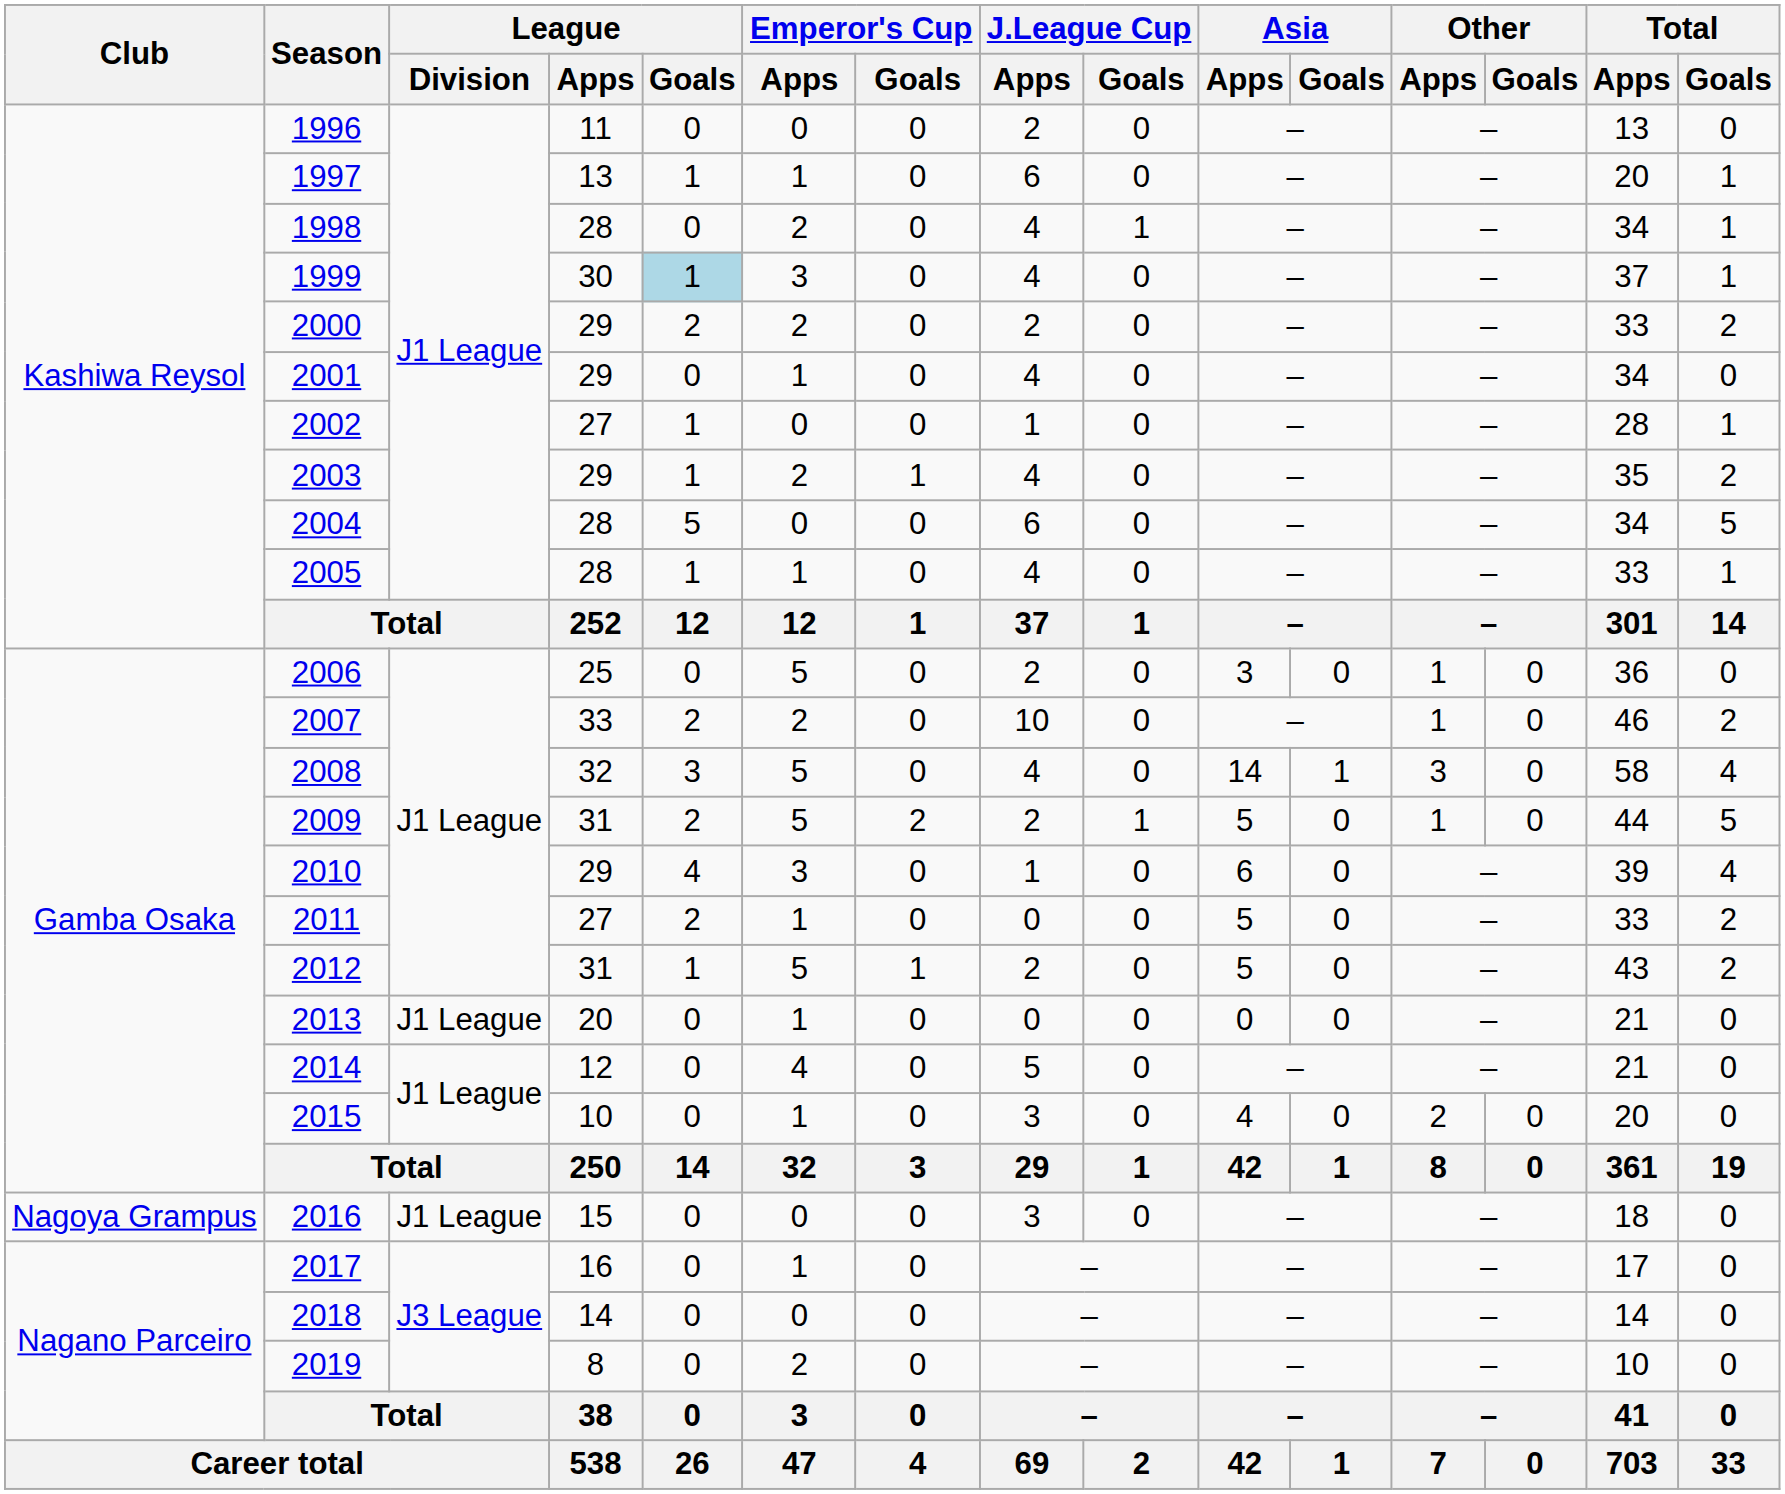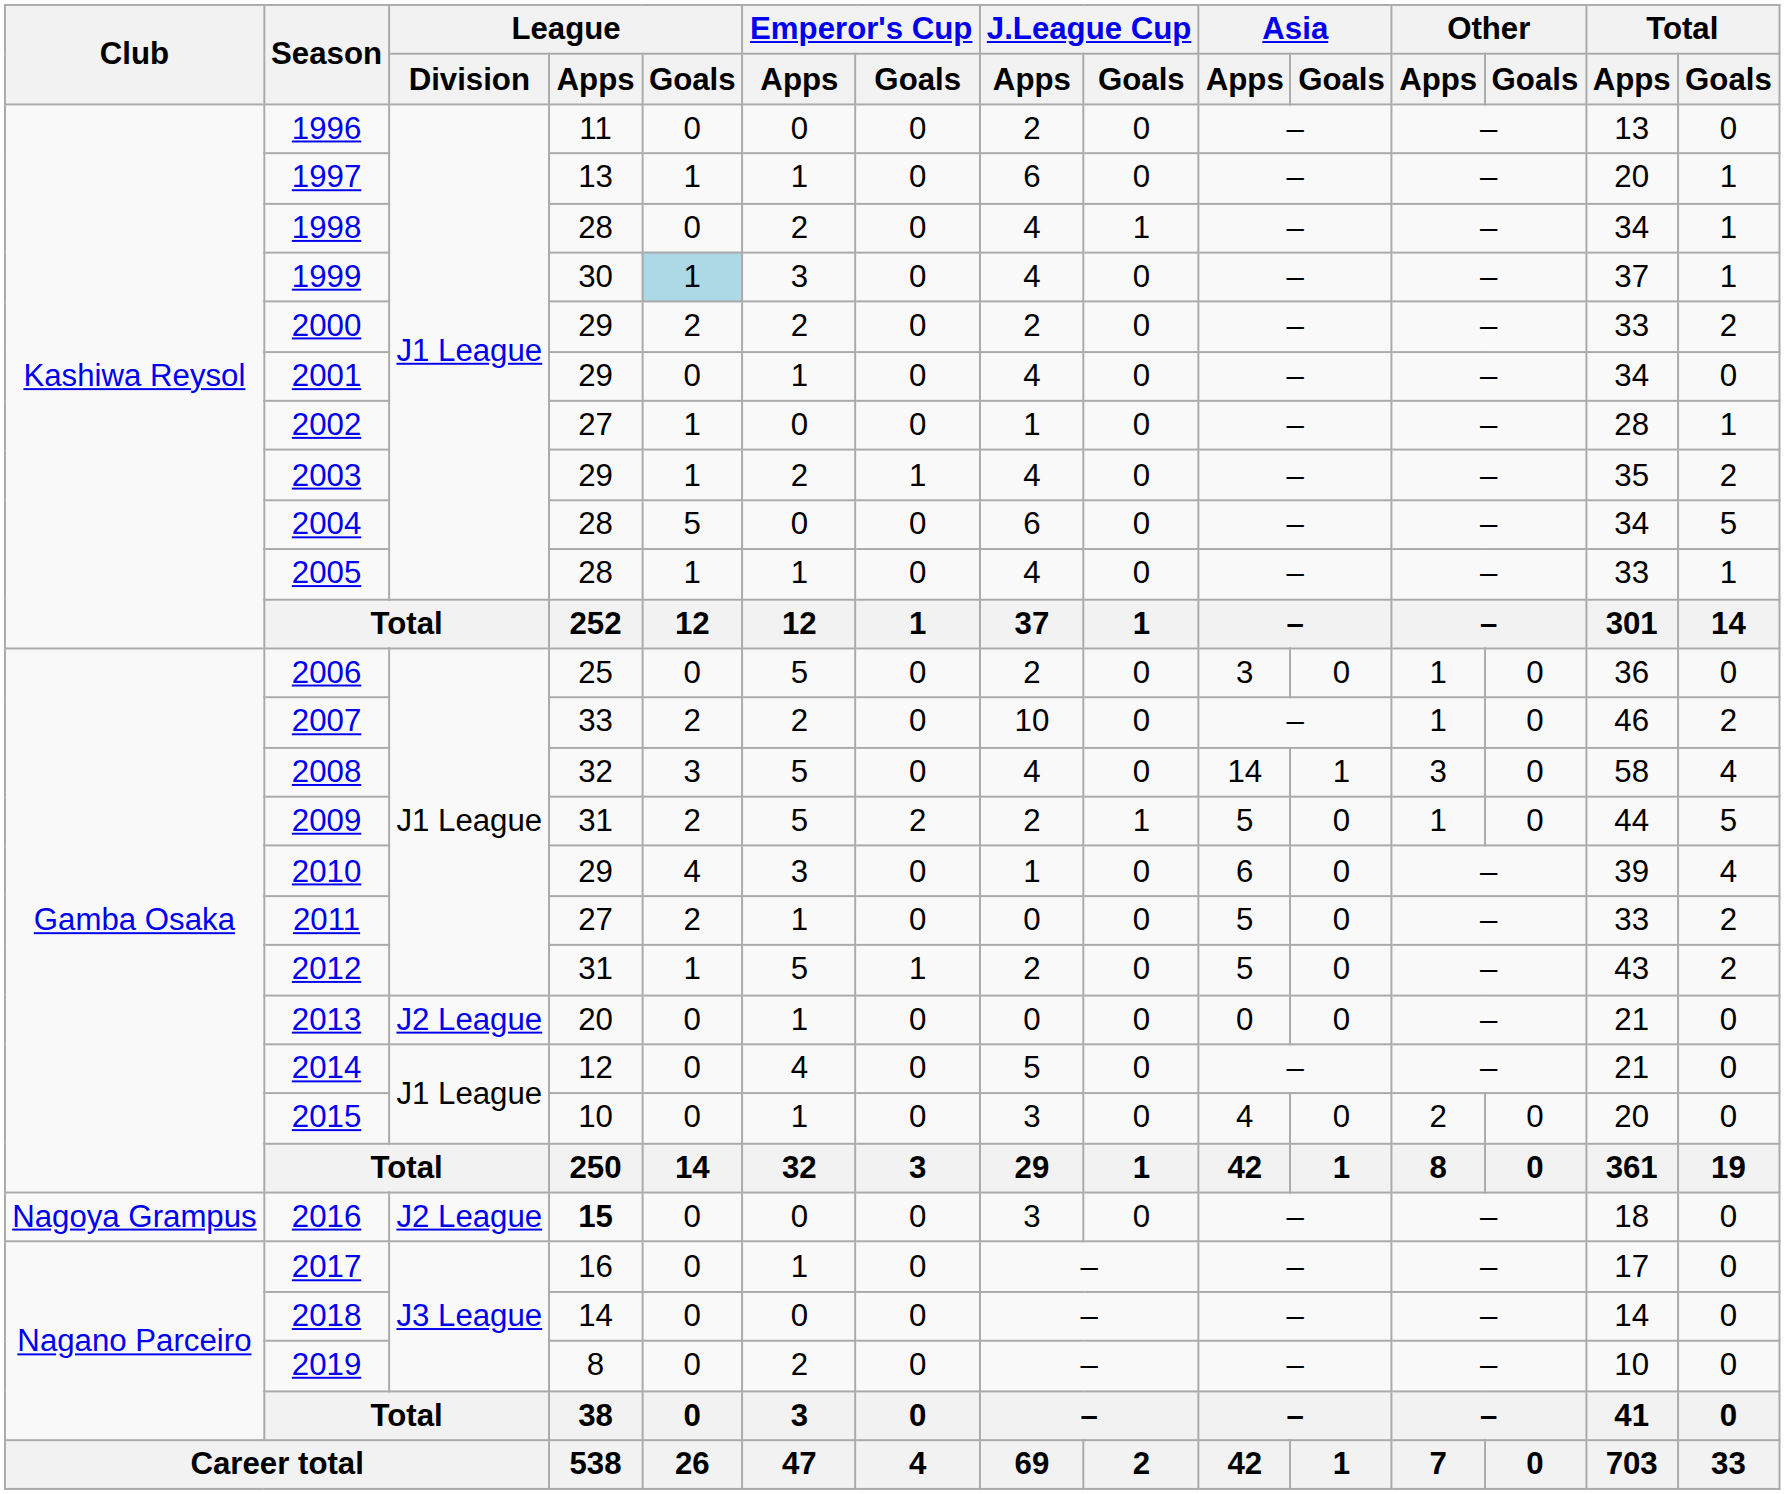(469, 1018) J1 League -> (469, 1018) J2 League
(469, 1216) J1 League -> (469, 1216) J2 League
(596, 1216) normal -> (596, 1216) bold
